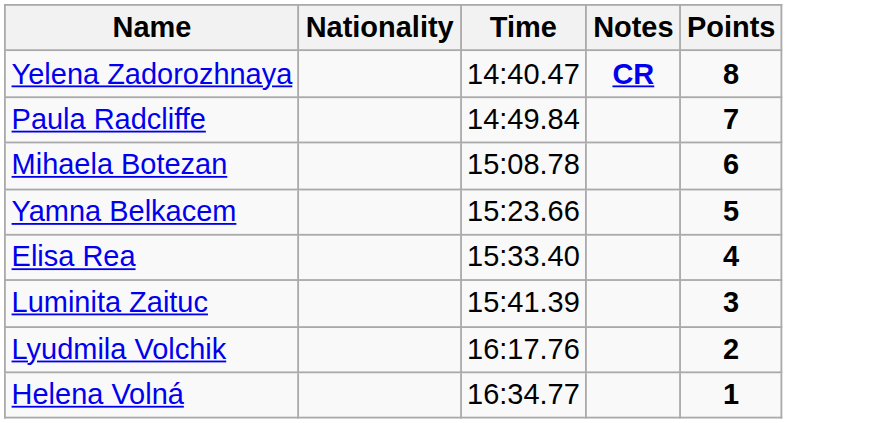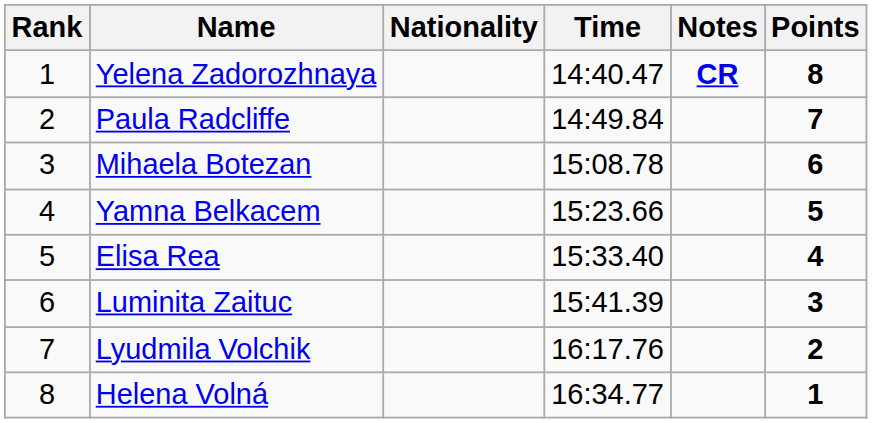+ column: (47, 27)
